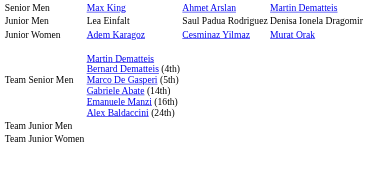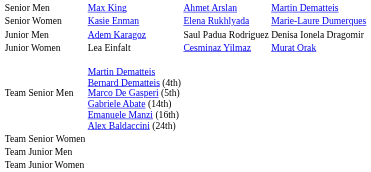+ row: (33, 21)
(108, 21) Lea Einfalt -> (117, 34) Adem Karagoz
(116, 34) Adem Karagoz -> (109, 48) Lea Einfalt
+ row: (45, 139)
